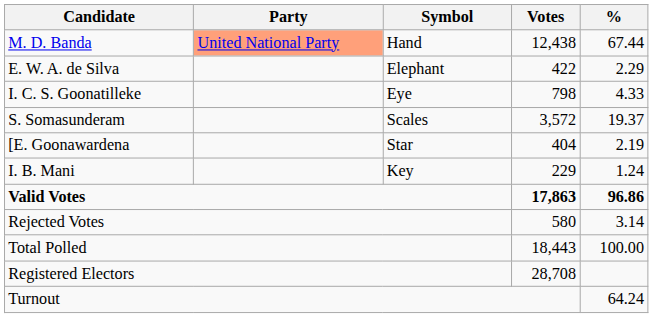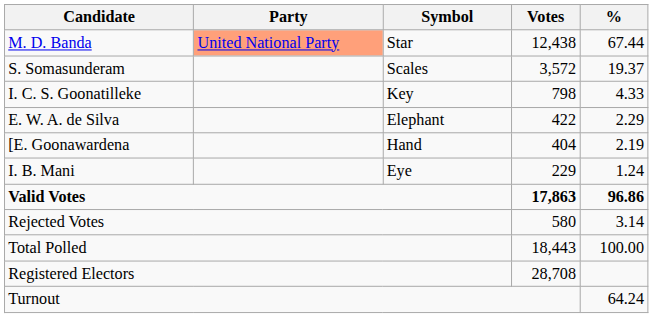(404, 42) Hand -> (400, 42) Star
rows swapped: (67, 119) <-> (64, 68)
(399, 94) Eye -> (400, 94) Key
(400, 145) Star -> (404, 145) Hand
(400, 171) Key -> (399, 171) Eye
